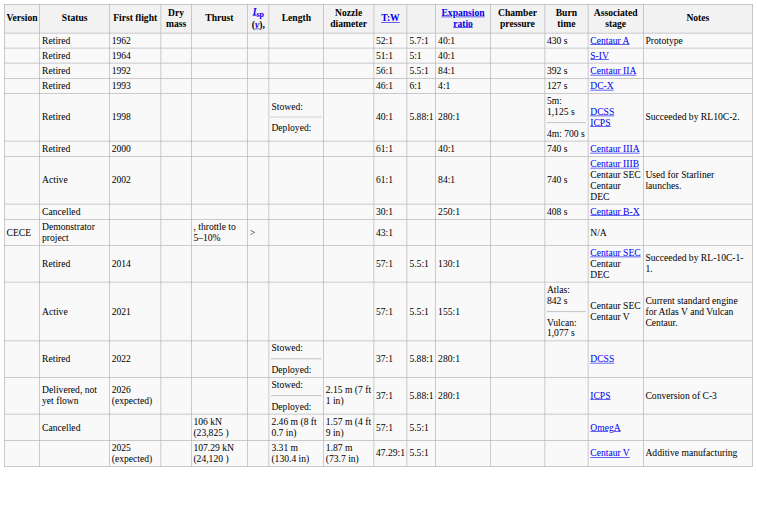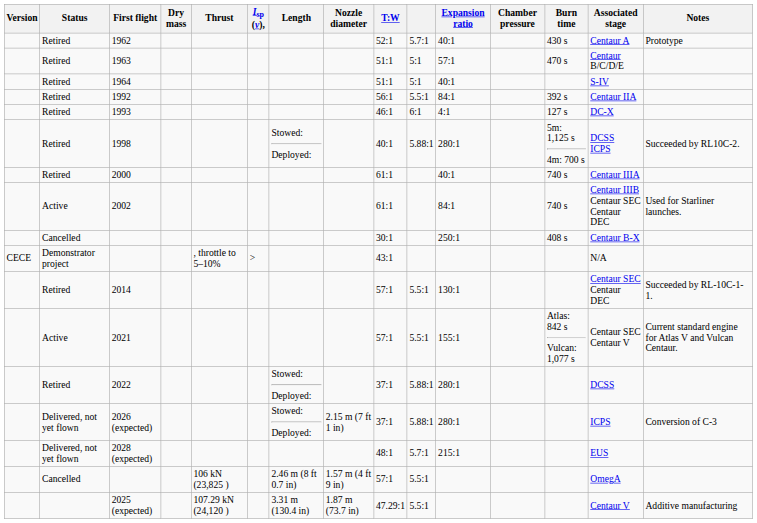+ row: (56, 61)
+ row: (70, 453)
